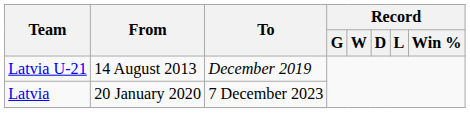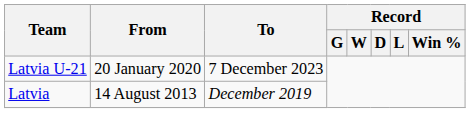(145, 68) 14 August 2013 -> (148, 68) 20 January 2020
(260, 68) December 2019 -> (266, 68) 7 December 2023
(148, 94) 20 January 2020 -> (145, 94) 14 August 2013
(266, 94) 7 December 2023 -> (260, 94) December 2019
